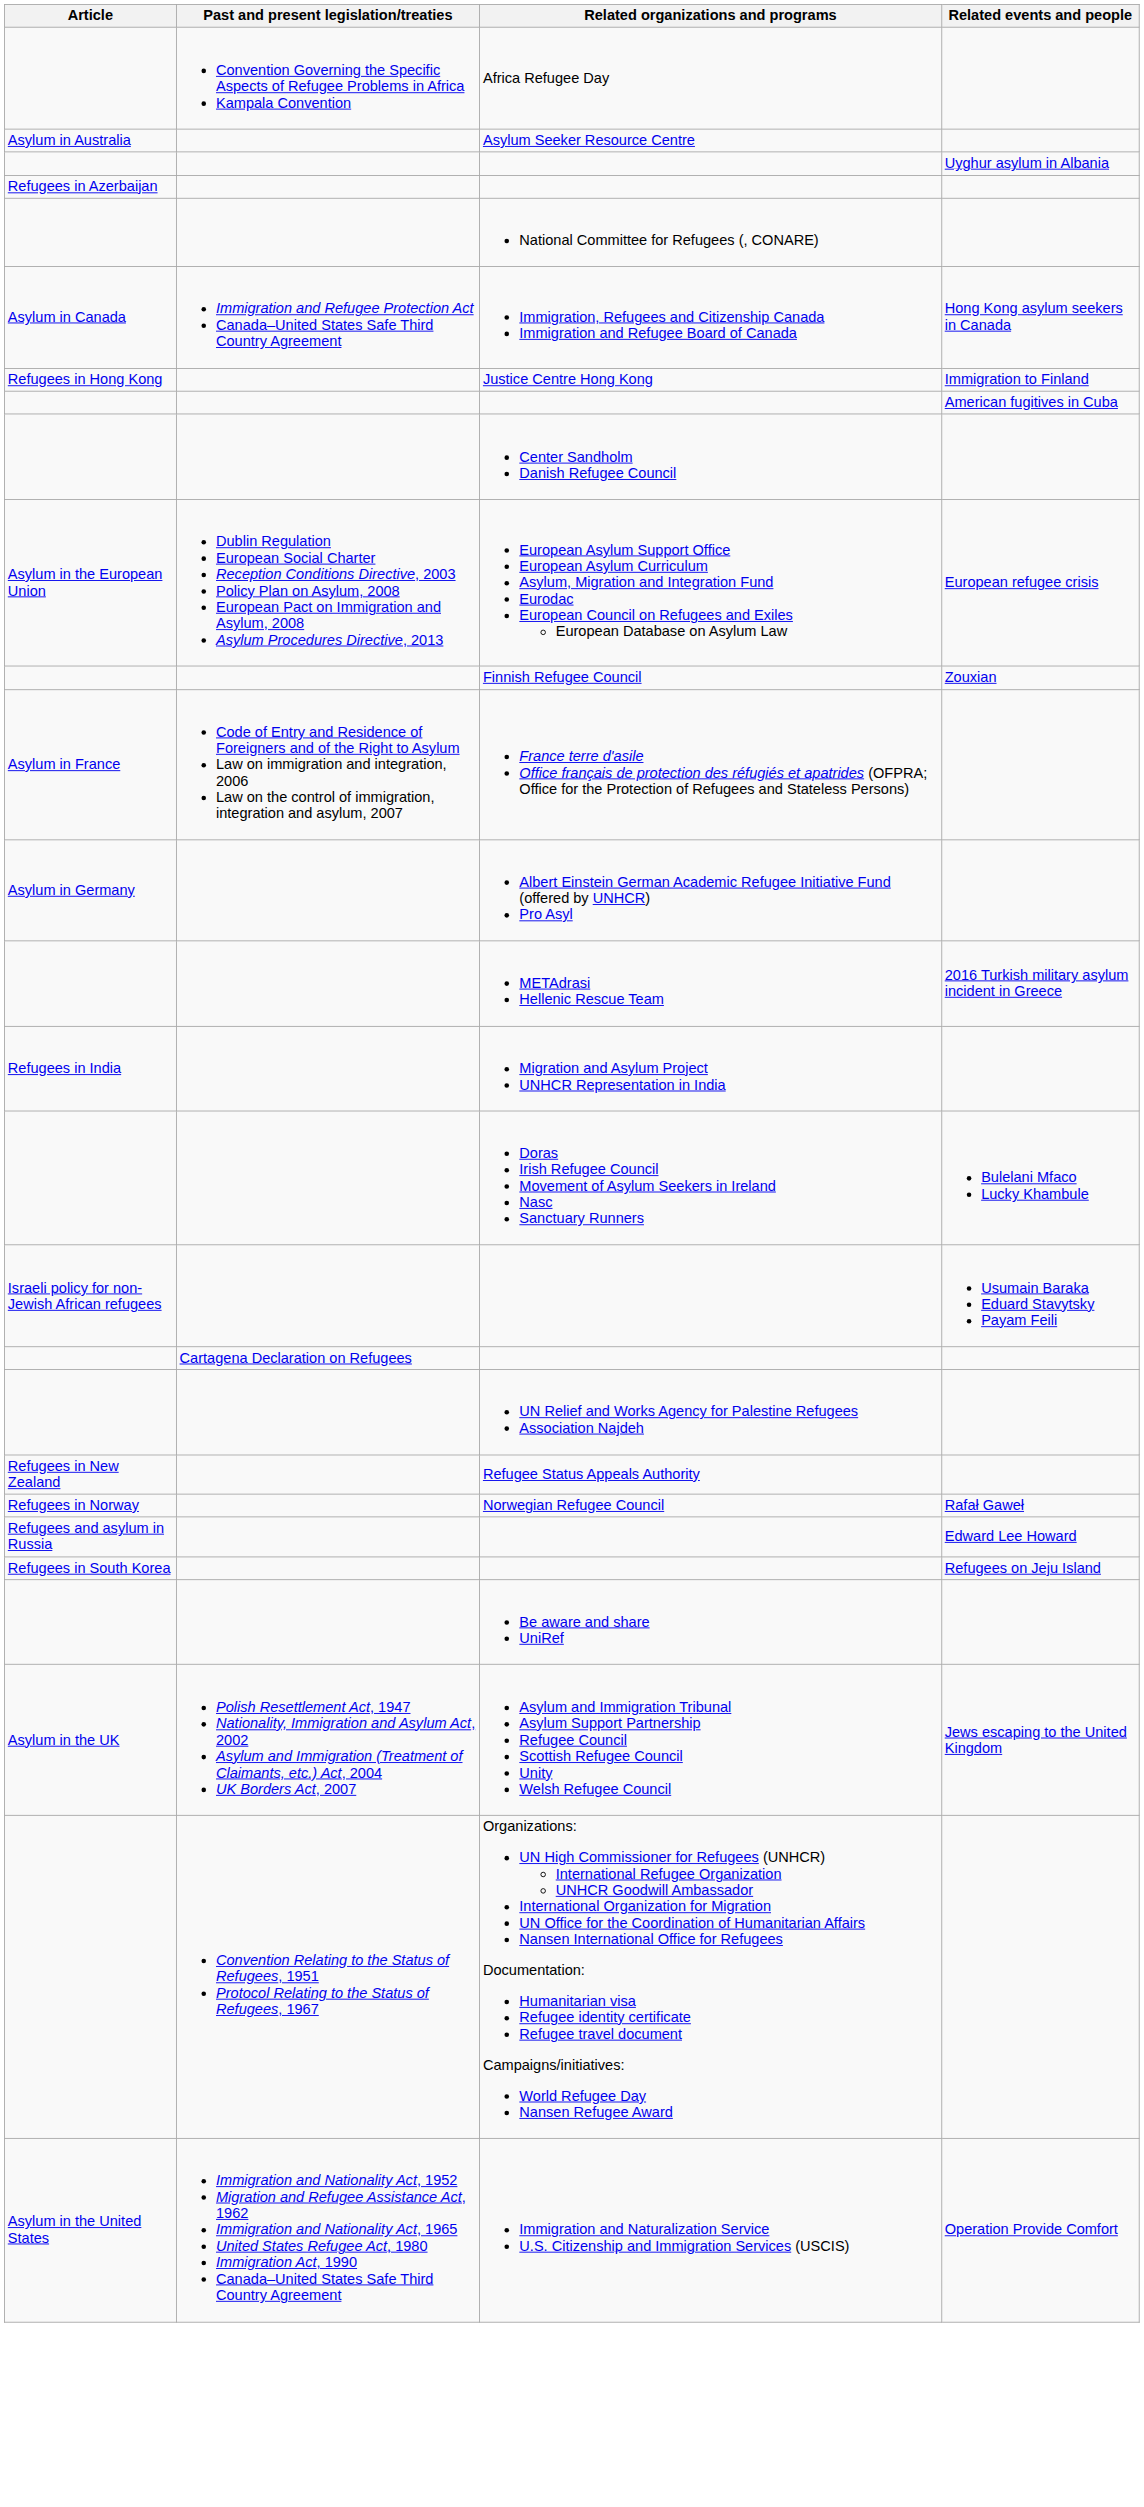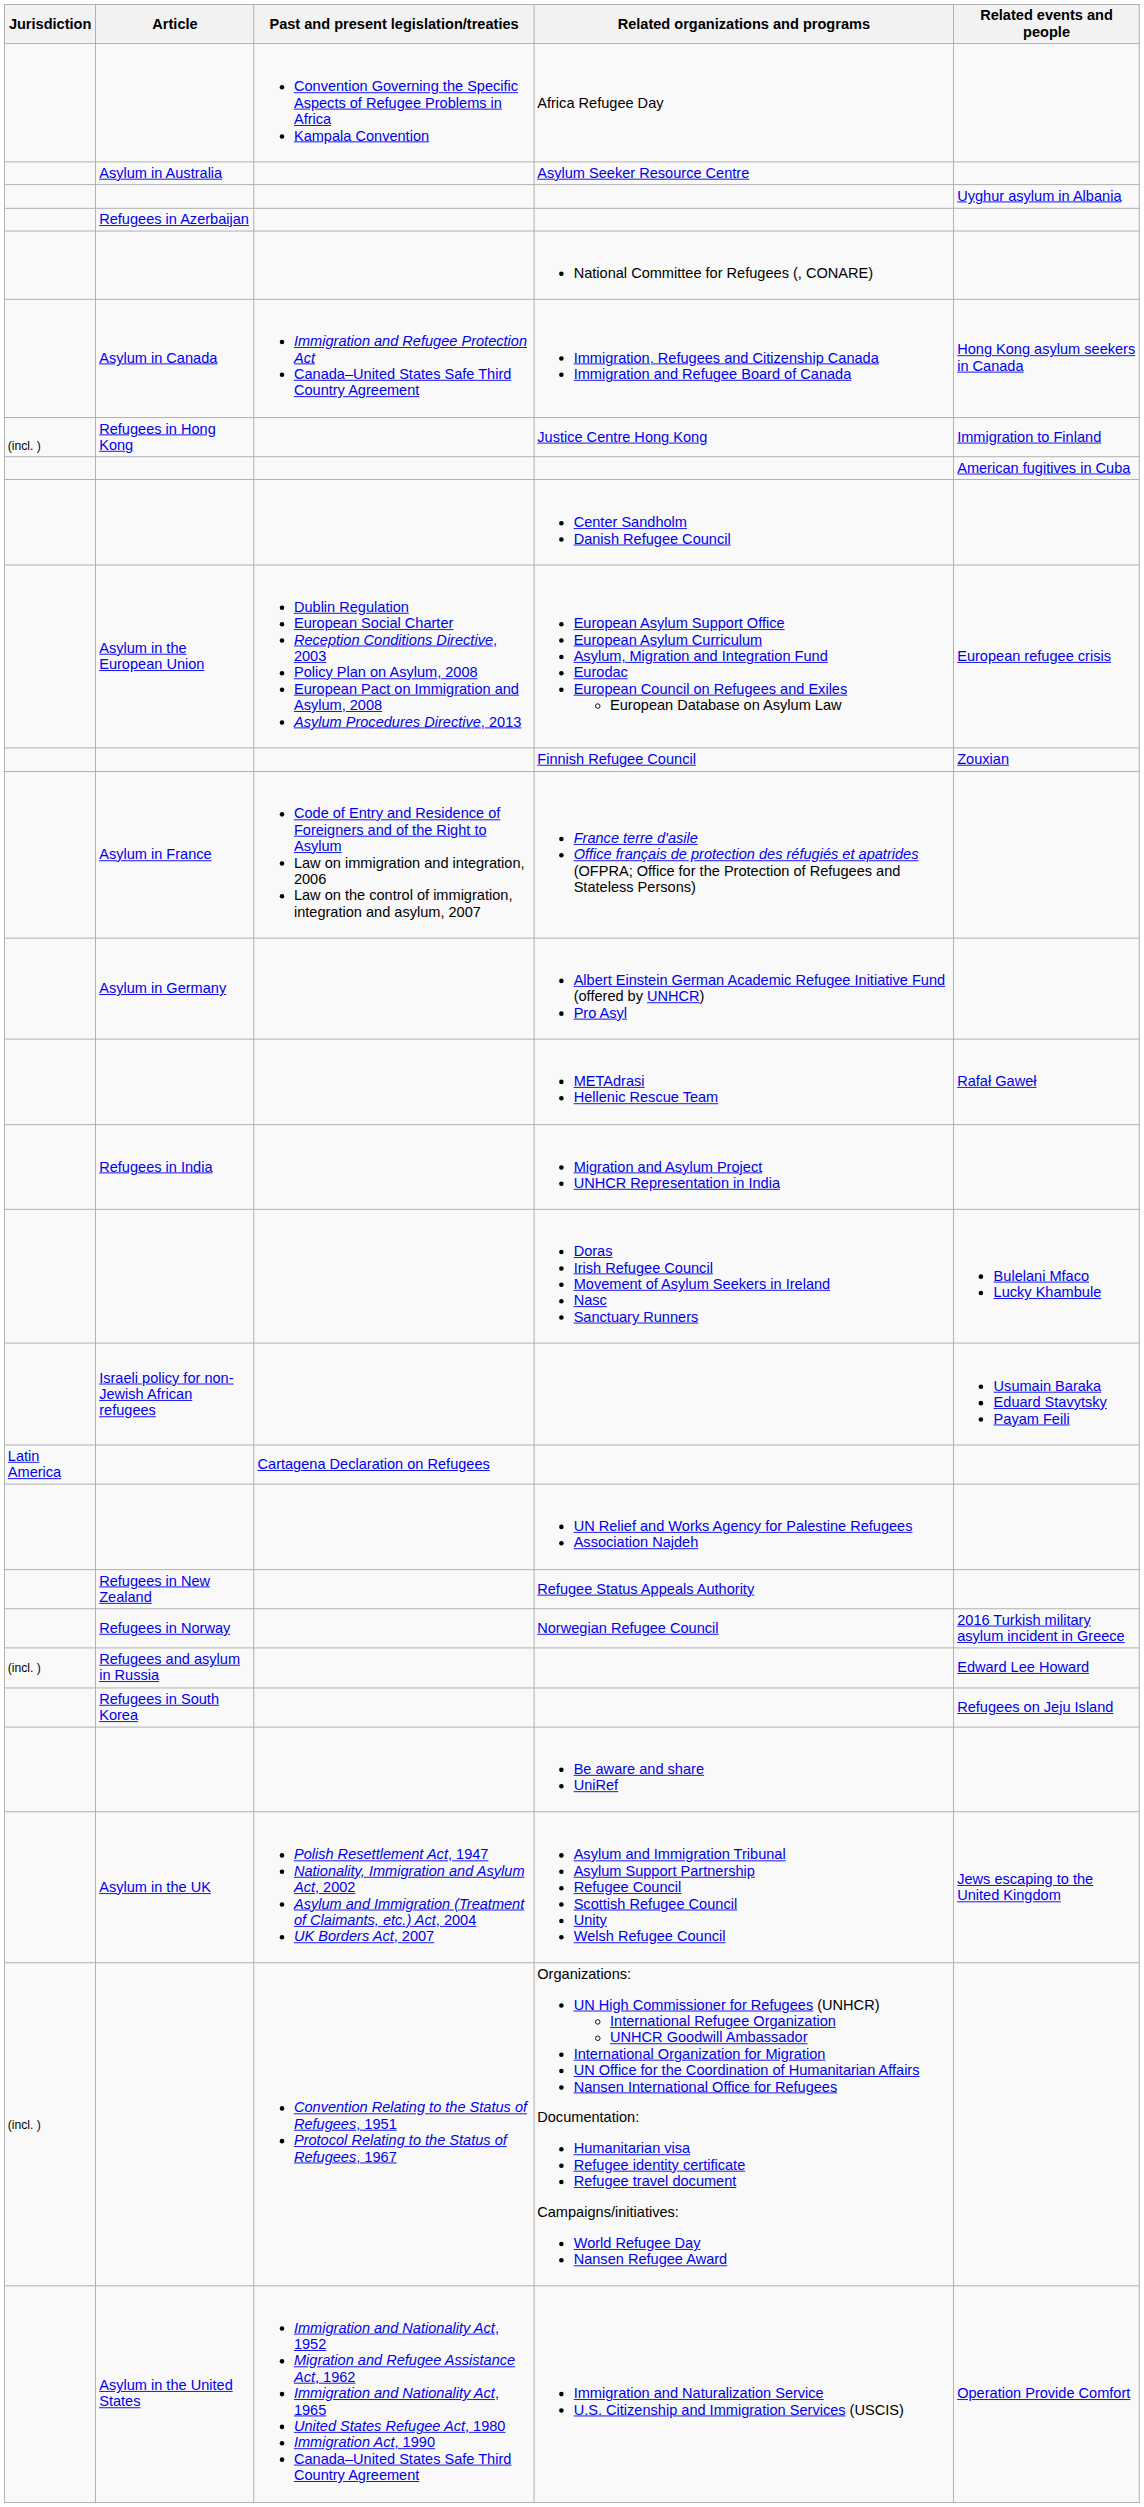+ column: (50, 24)
(1037, 983) 2016 Turkish military asylum incident in Greece -> (997, 1081) Rafał Gaweł
(984, 1505) Rafał Gaweł -> (1041, 1628) 2016 Turkish military asylum incident in Greece
